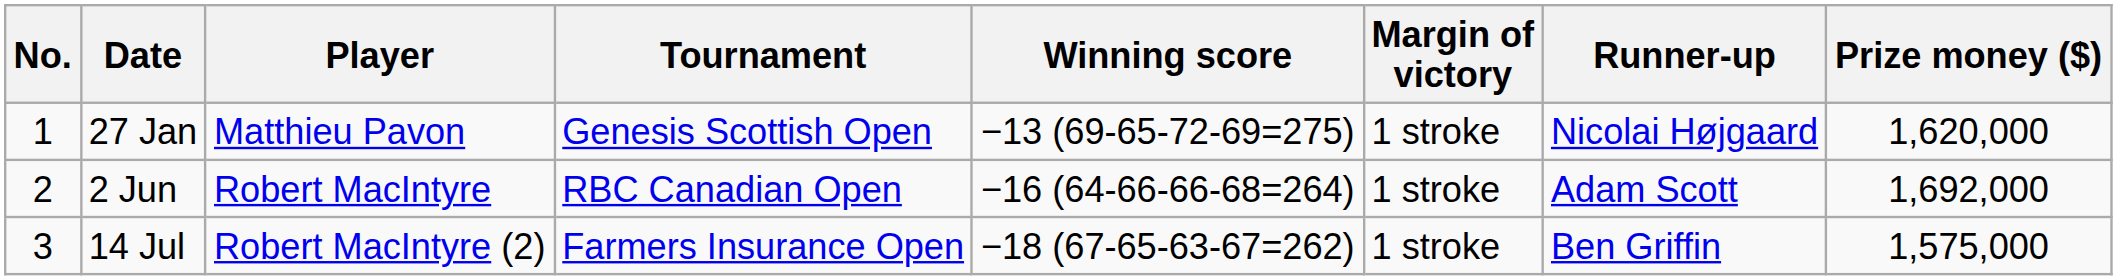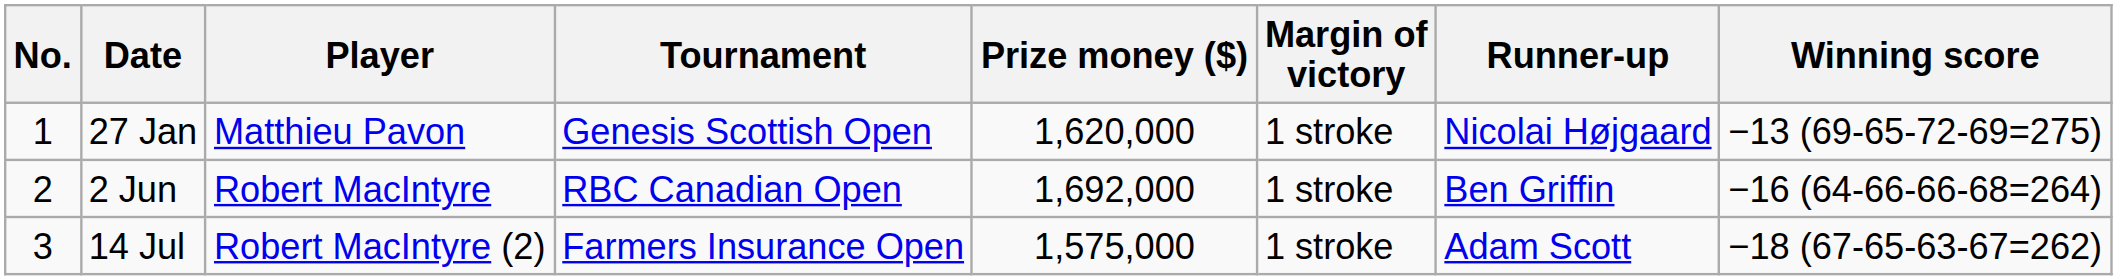columns swapped: (1168, 54) <-> (1969, 54)
(1644, 189) Adam Scott -> (1529, 189) Ben Griffin
(1636, 246) Ben Griffin -> (1538, 246) Adam Scott
